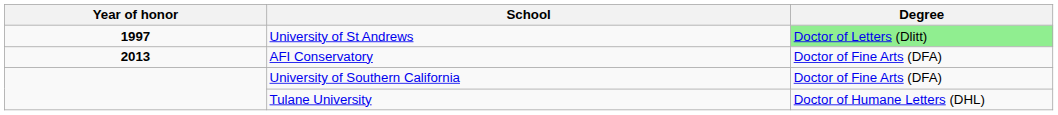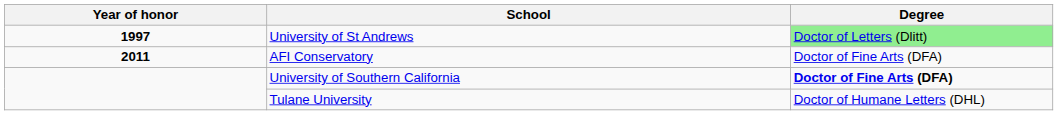(135, 57) 2013 -> (135, 57) 2011
(868, 78) normal -> (873, 78) bold
